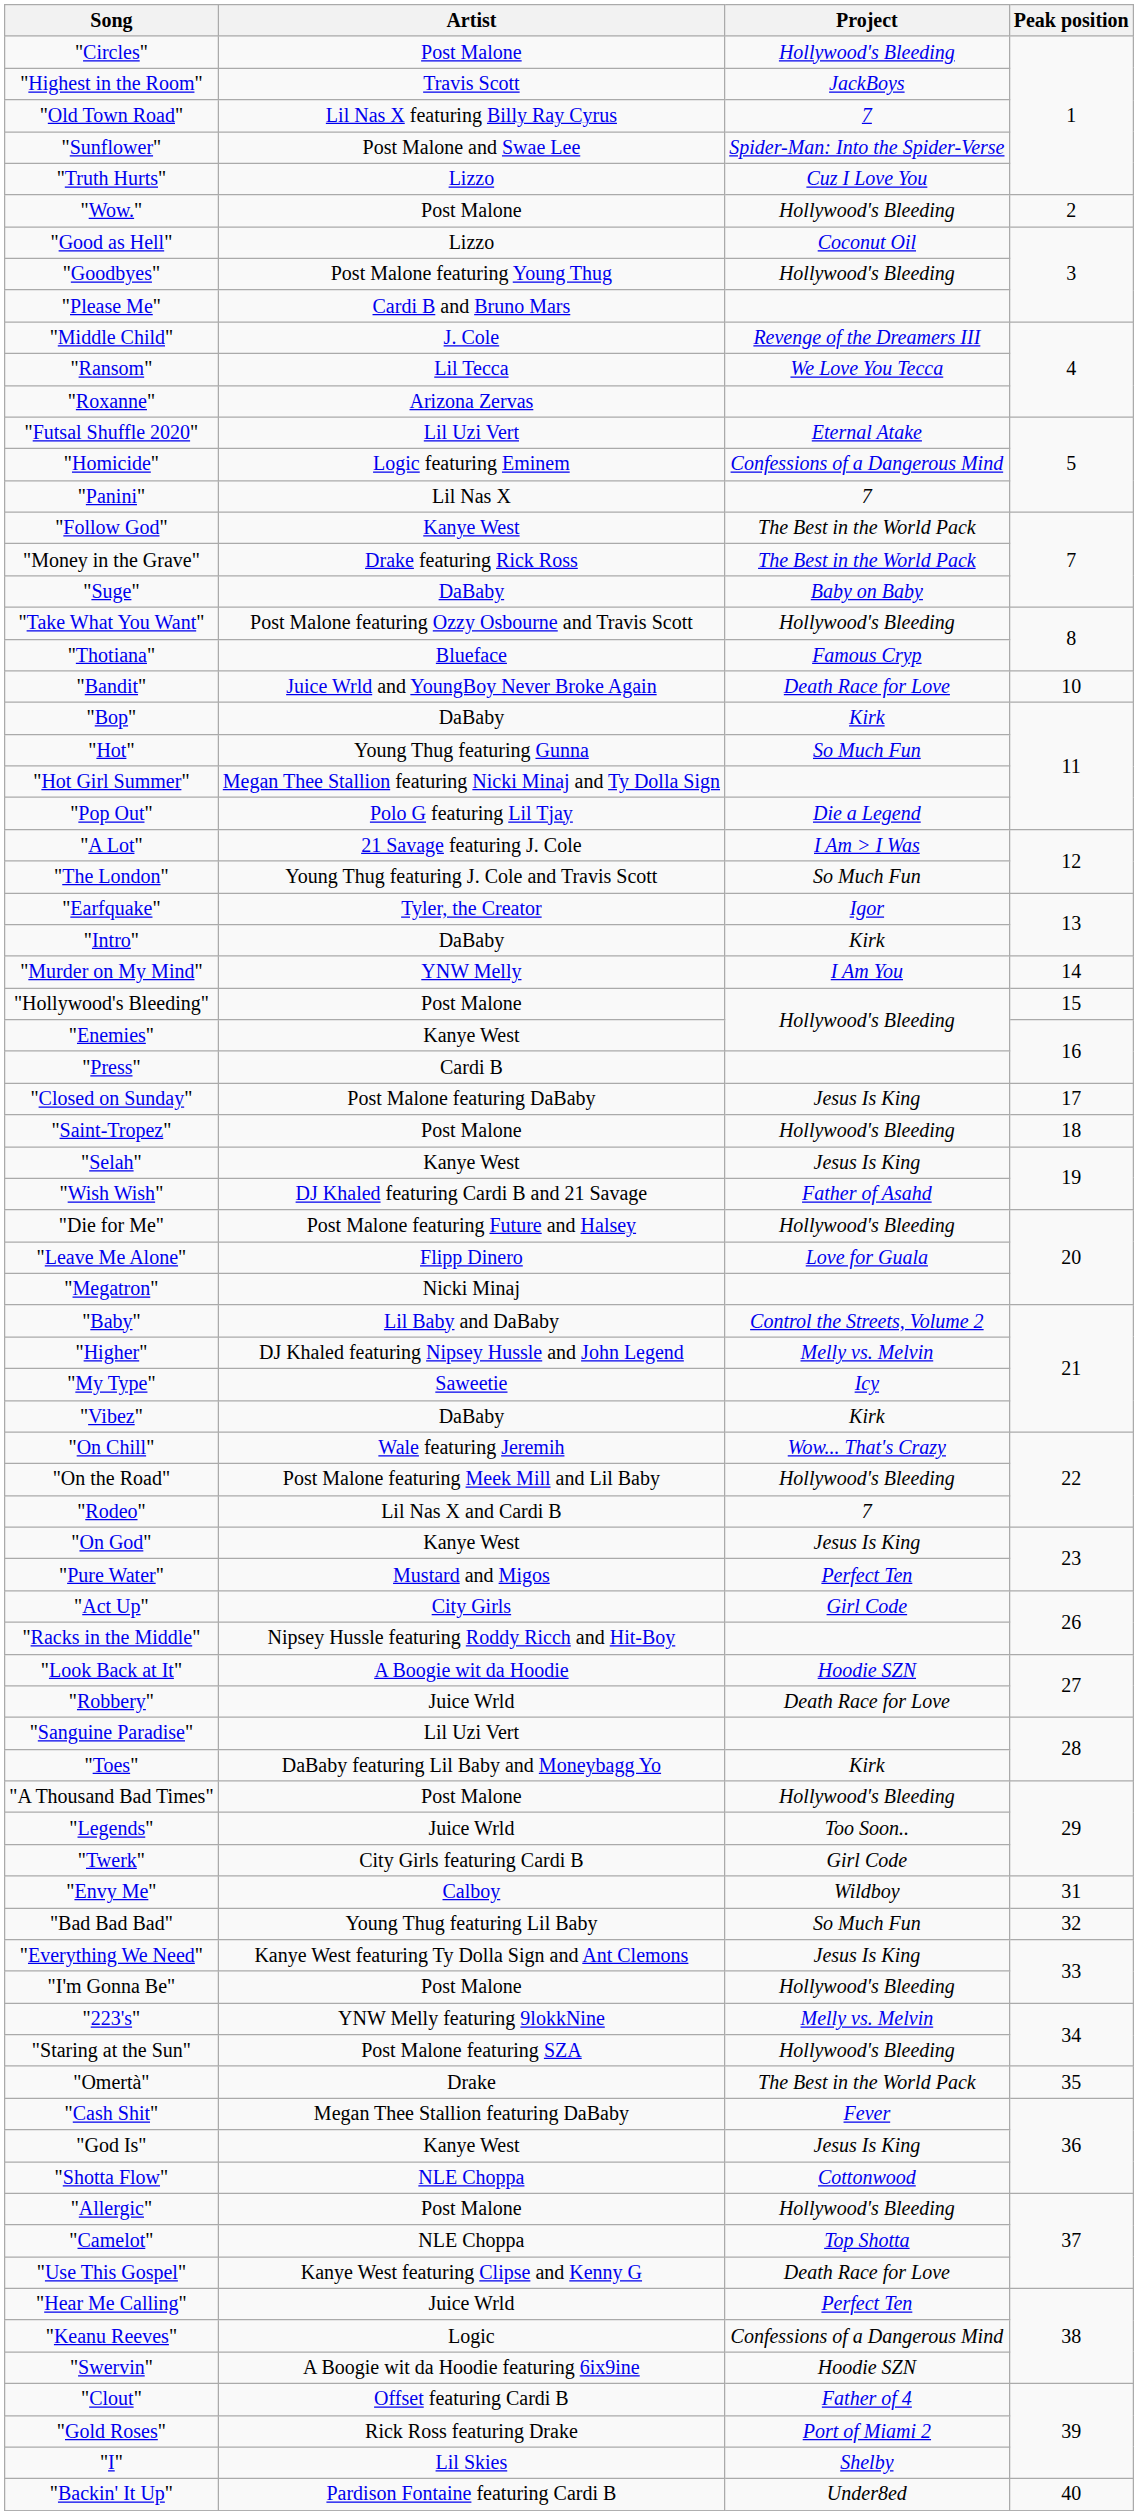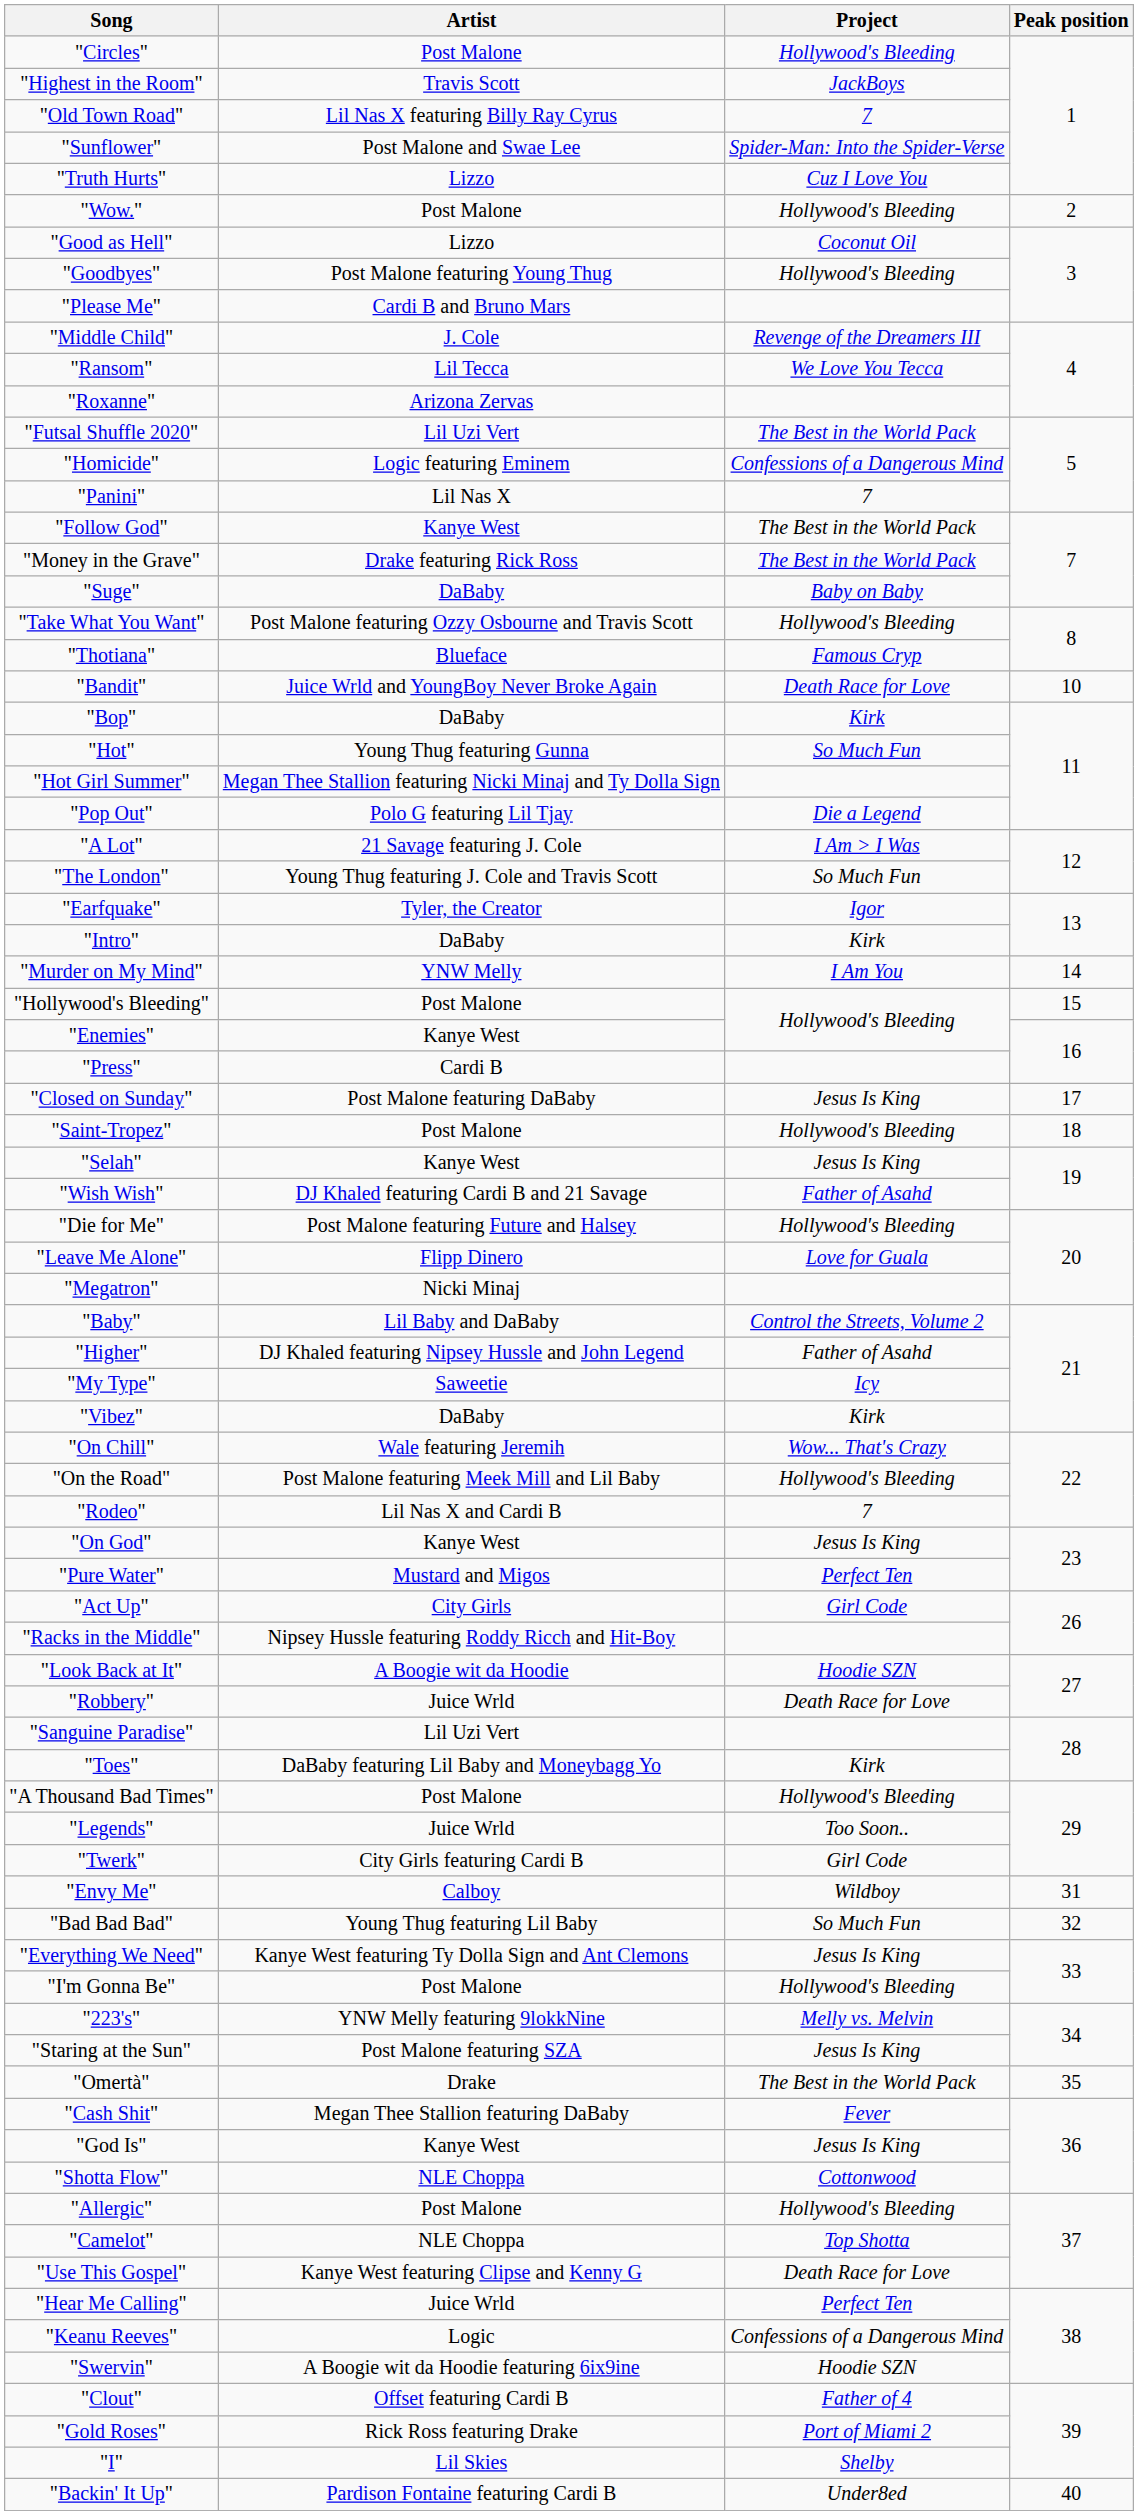(867, 432) Eternal Atake -> (867, 432) The Best in the World Pack
(867, 1352) Melly vs. Melvin -> (867, 1352) Father of Asahd
(867, 2050) Hollywood's Bleeding -> (867, 2050) Jesus Is King
